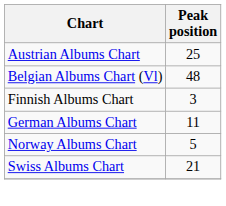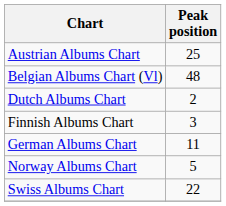+ row: (67, 99)
(193, 167) 21 -> (193, 189) 22
